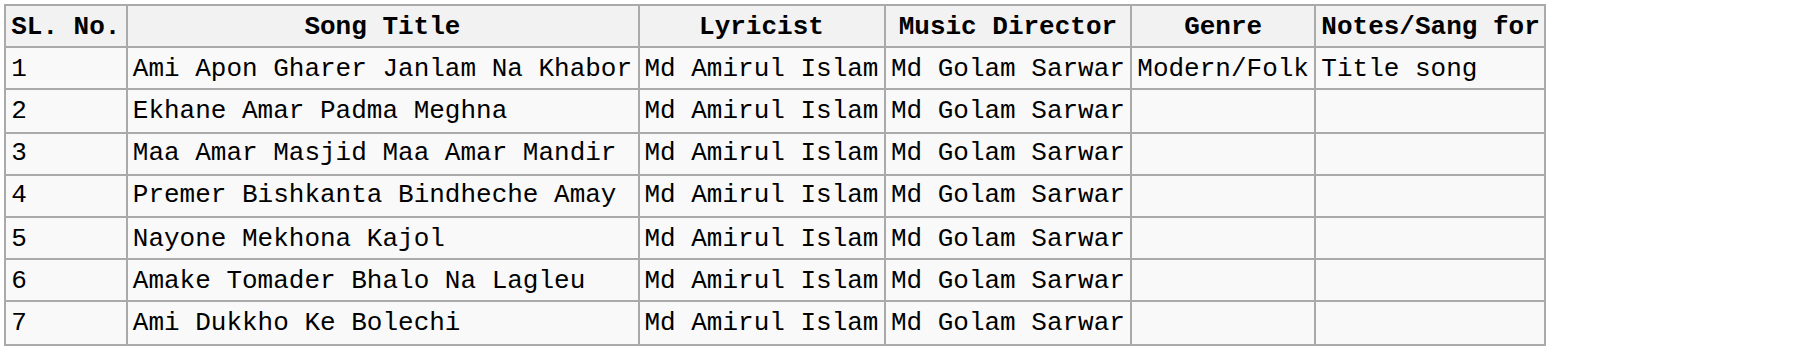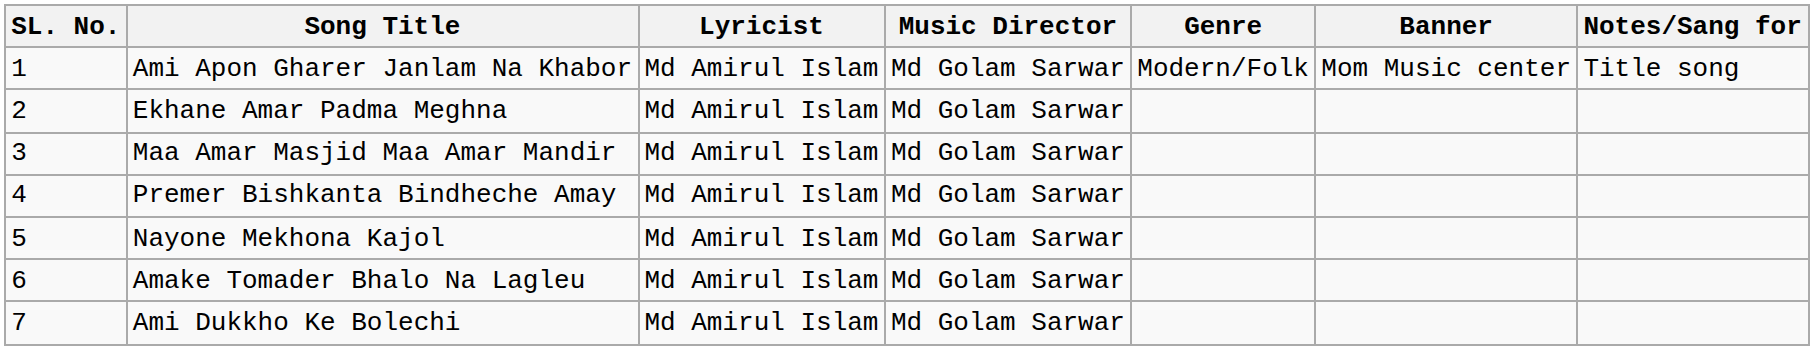+ column: (1446, 26)
